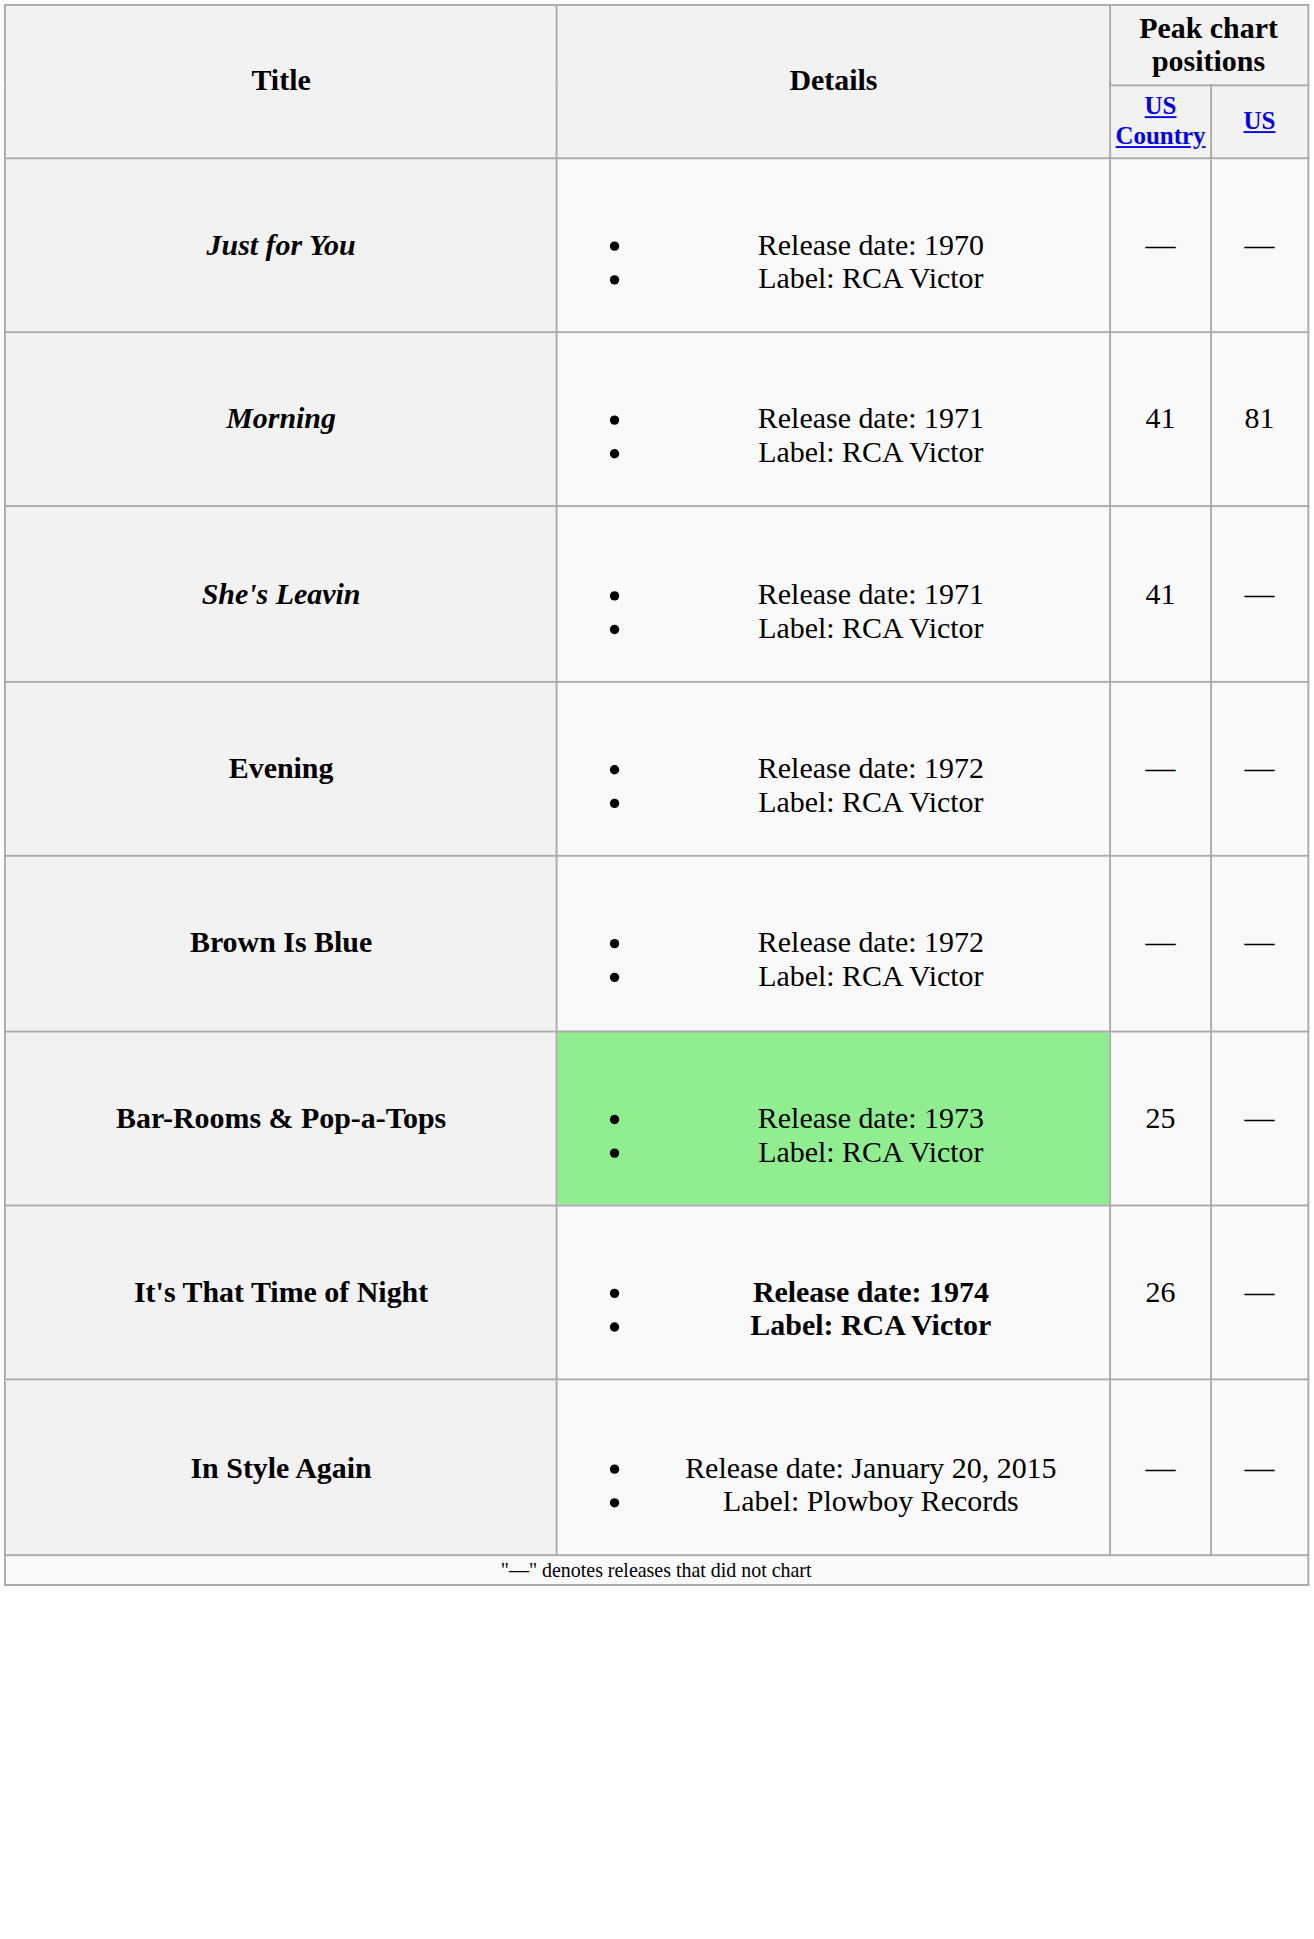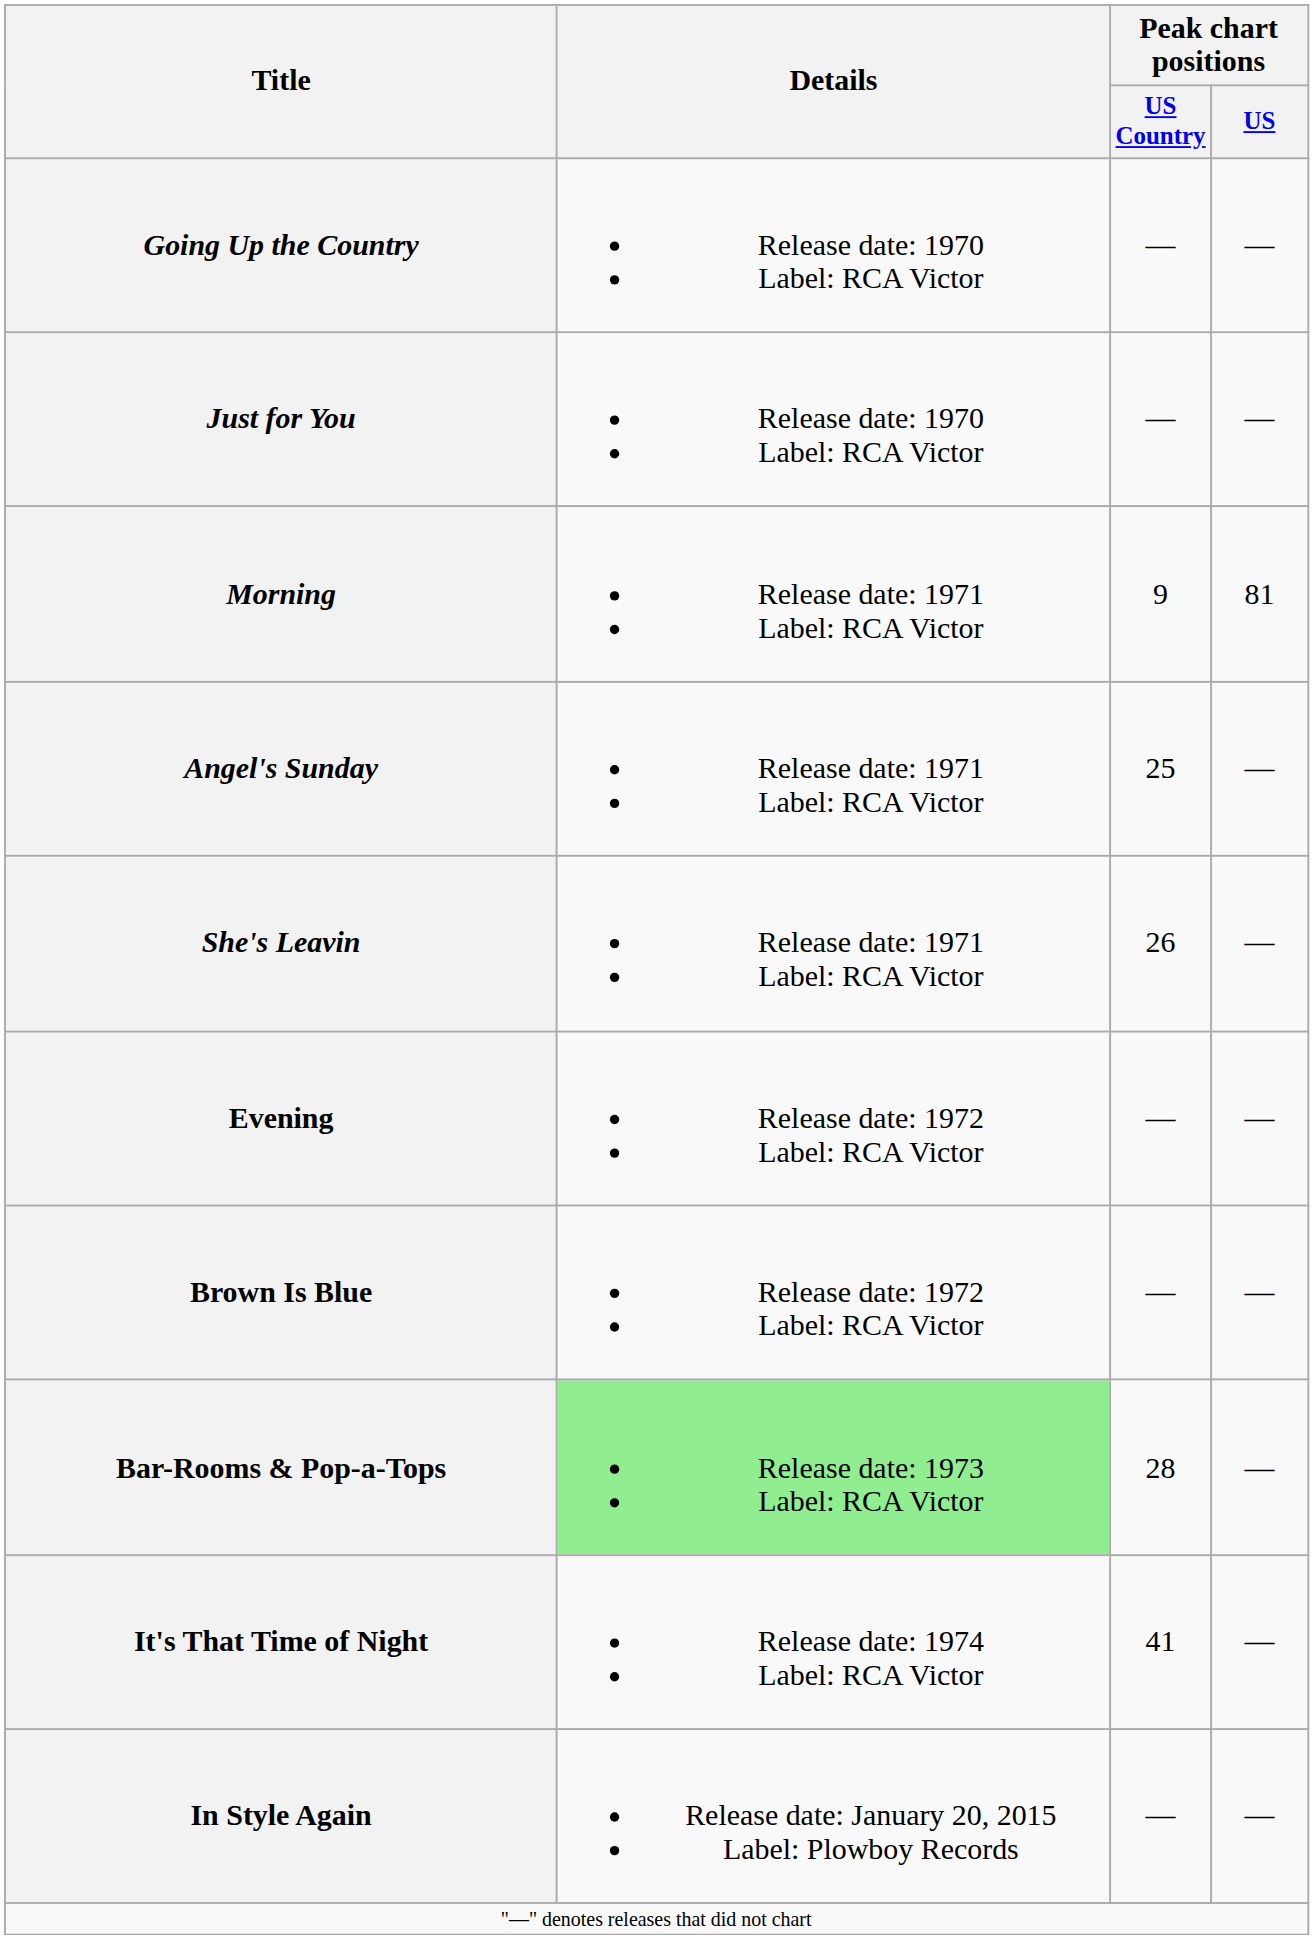+ row: (281, 244)
(1161, 419) 41 -> (1161, 593) 9
+ row: (281, 768)
(1161, 593) 41 -> (1161, 943) 26
(1161, 1117) 25 -> (1161, 1466) 28
(833, 1309) bold -> (833, 1659) normal
(1161, 1292) 26 -> (1161, 1641) 41
